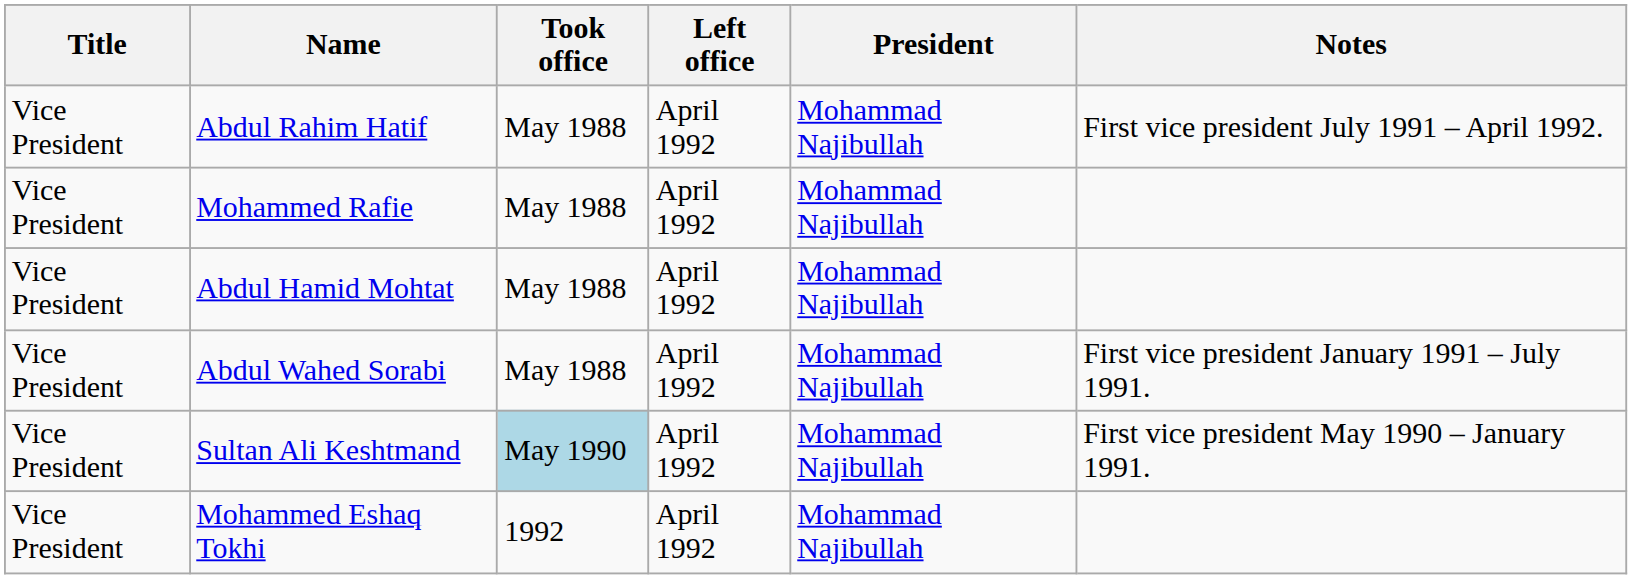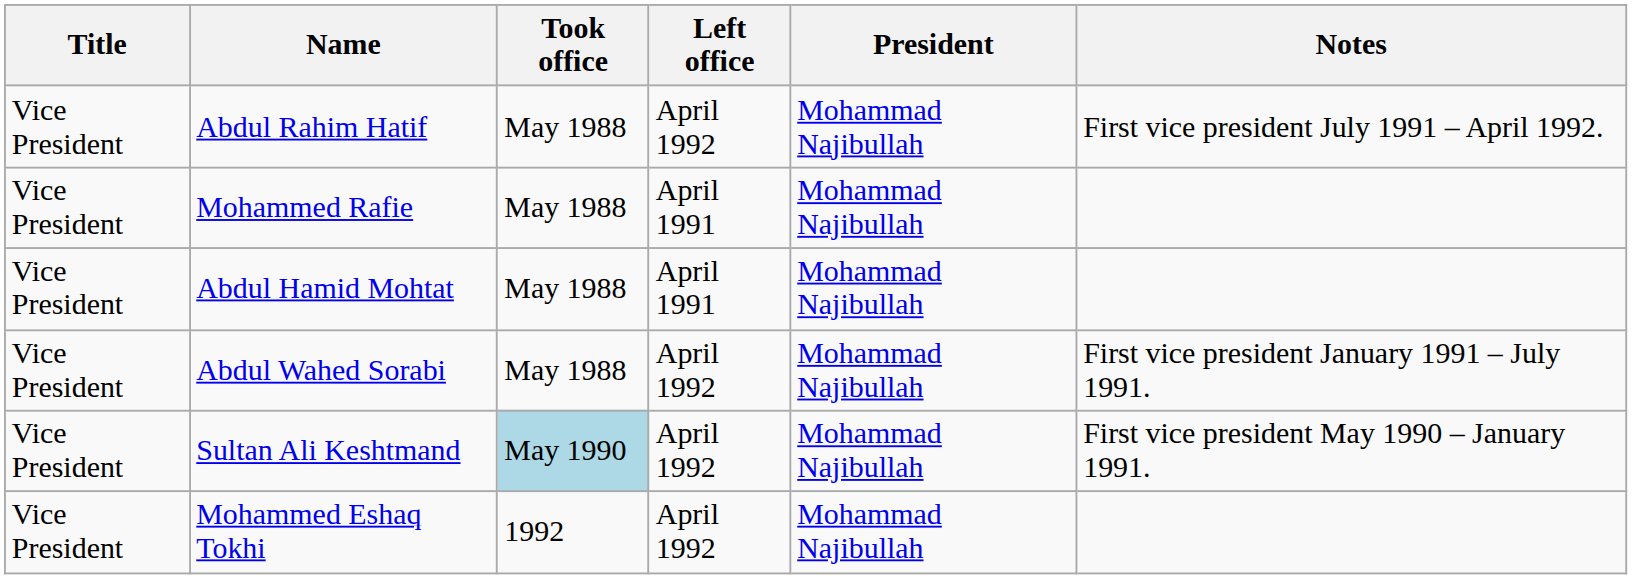(687, 207) April 1992 -> (687, 207) April 1991
(687, 288) April 1992 -> (687, 288) April 1991
